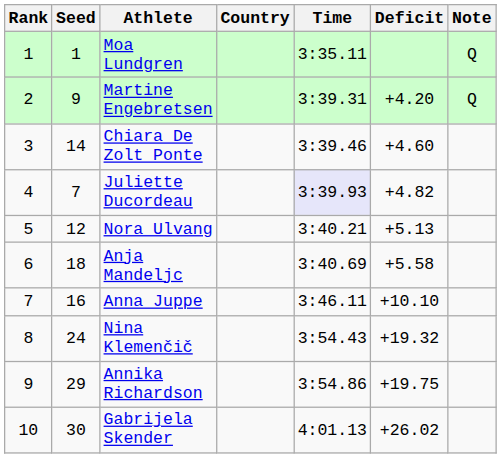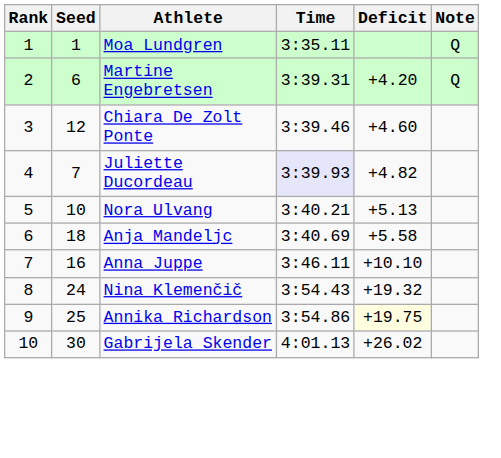- column: (255, 18)
(76, 100) 9 -> (76, 81) 6
(76, 146) 14 -> (76, 127) 12
(76, 229) 12 -> (76, 210) 10
(76, 384) 29 -> (76, 317) 25
(410, 384) no background -> (393, 317) lightyellow background
